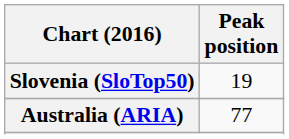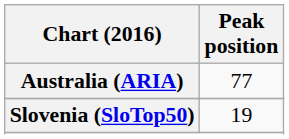rows swapped: (102, 115) <-> (102, 80)
